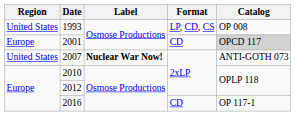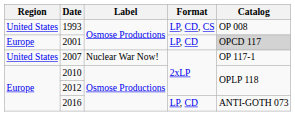(176, 42) CD -> (184, 42) LP, CD
(124, 57) bold -> (122, 57) normal
(254, 57) ANTI-GOTH 073 -> (237, 57) OP 117-1
(176, 103) CD -> (184, 103) LP, CD
(237, 103) OP 117-1 -> (254, 103) ANTI-GOTH 073
